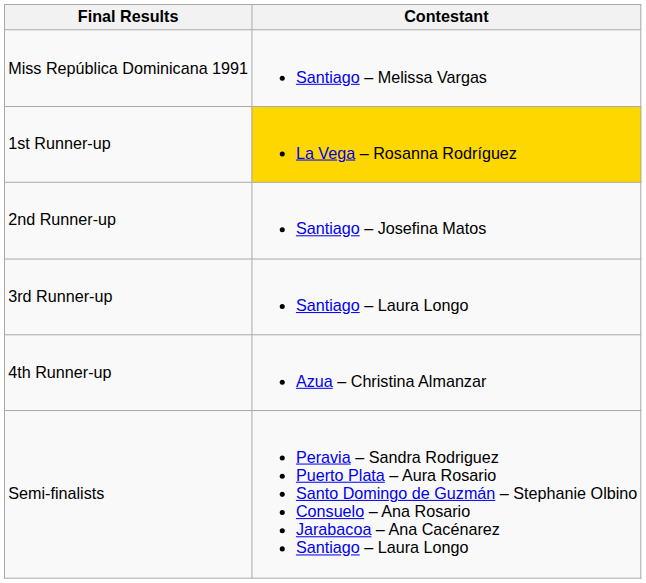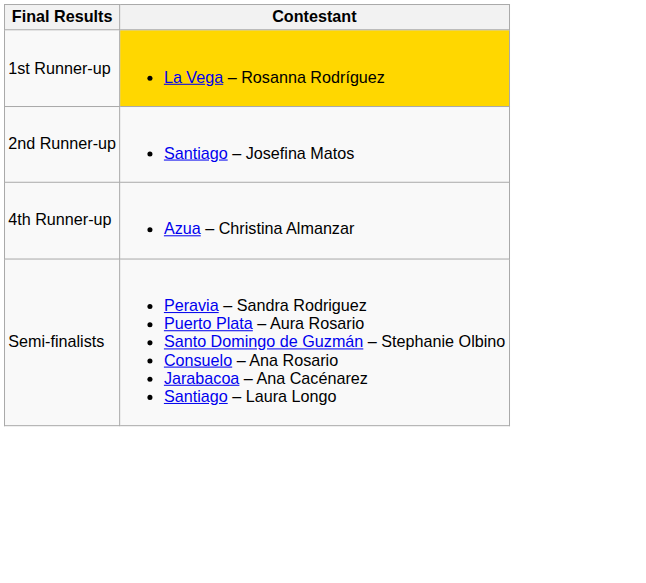- row: (128, 68)
- row: (60, 296)
